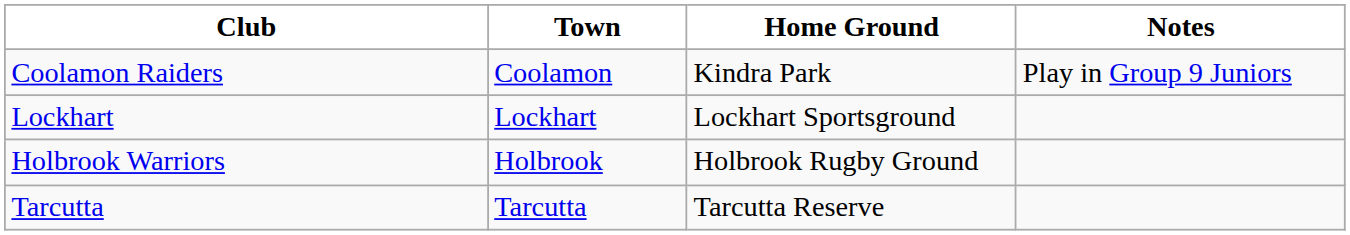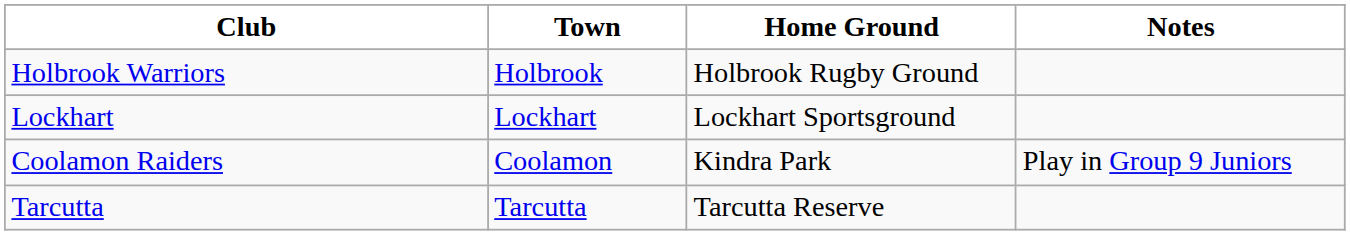rows swapped: (117, 71) <-> (118, 161)
